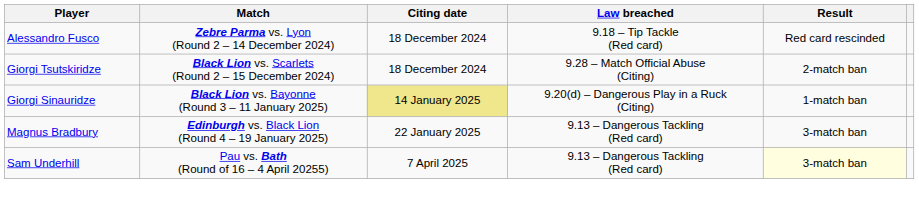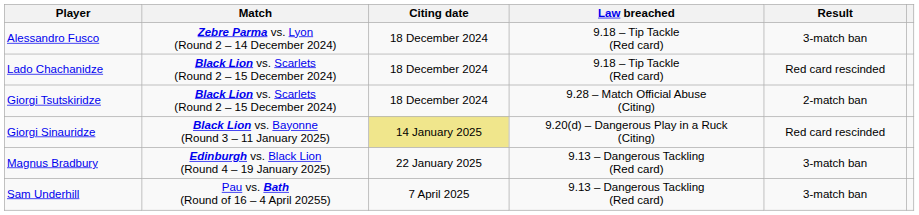(835, 38) Red card rescinded -> (835, 38) 3-match ban
+ row: (55, 69)
(835, 100) 1-match ban -> (835, 132) Red card rescinded
(835, 163) lightyellow background -> (835, 194) no background
